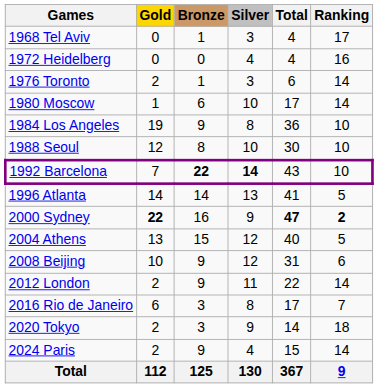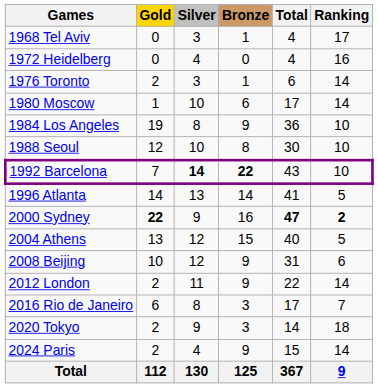columns swapped: (250, 15) <-> (201, 15)
